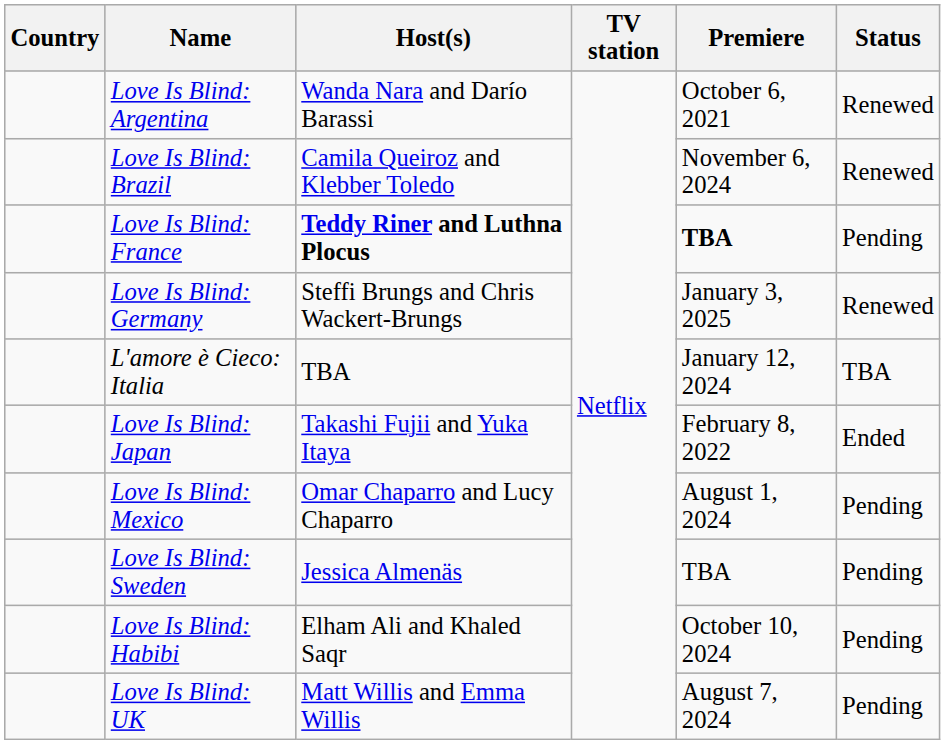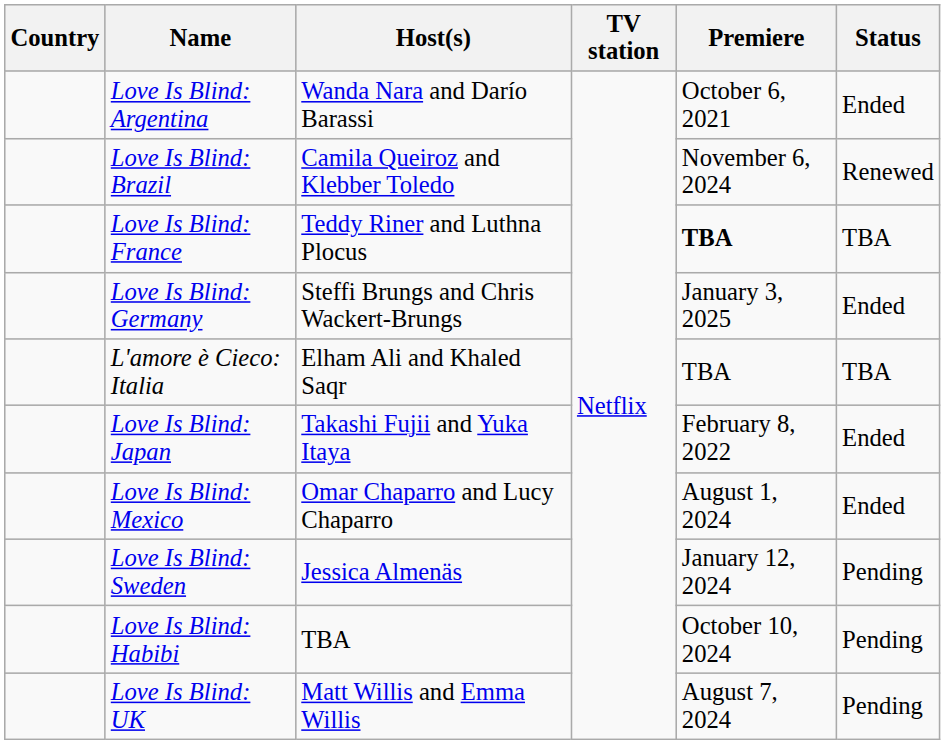(888, 104) Renewed -> (874, 104) Ended
(432, 238) bold -> (421, 238) normal
(883, 238) Pending -> (867, 238) TBA
(888, 305) Renewed -> (874, 305) Ended
(326, 371) TBA -> (411, 371) Elham Ali and Khaled Saqr
(739, 371) January 12, 2024 -> (707, 371) TBA
(883, 505) Pending -> (874, 505) Ended
(707, 572) TBA -> (739, 572) January 12, 2024
(411, 639) Elham Ali and Khaled Saqr -> (326, 639) TBA
